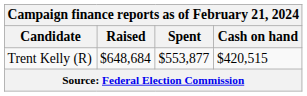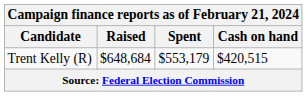(184, 58) $553,877 -> (184, 58) $553,179
